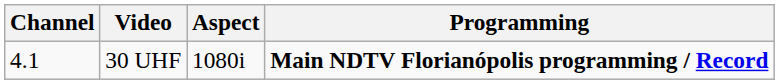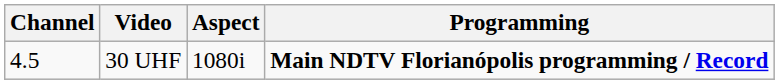(25, 60) 4.1 -> (25, 60) 4.5
